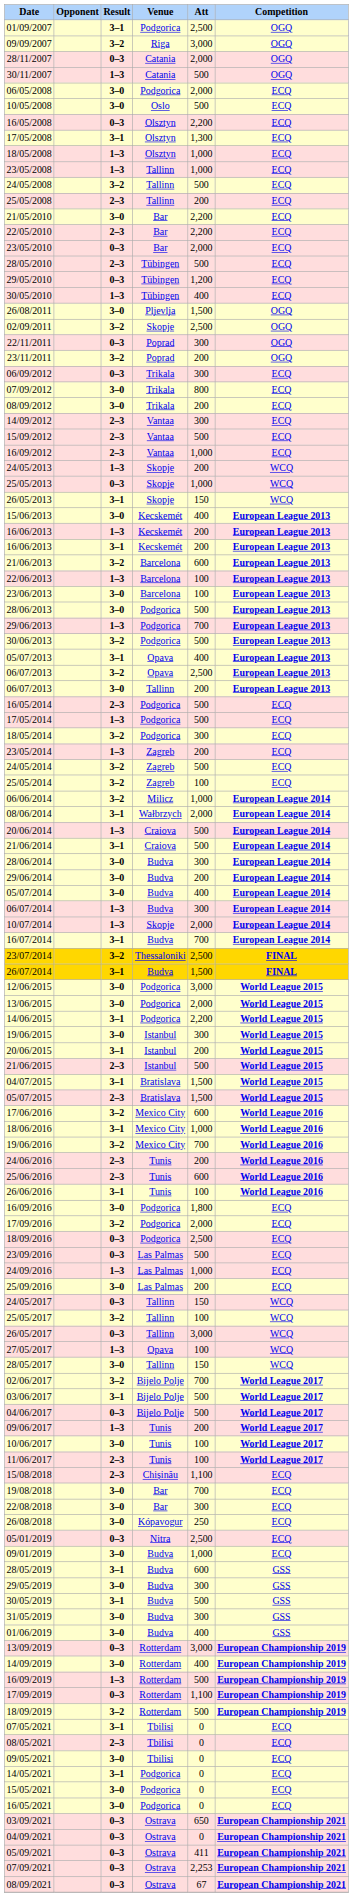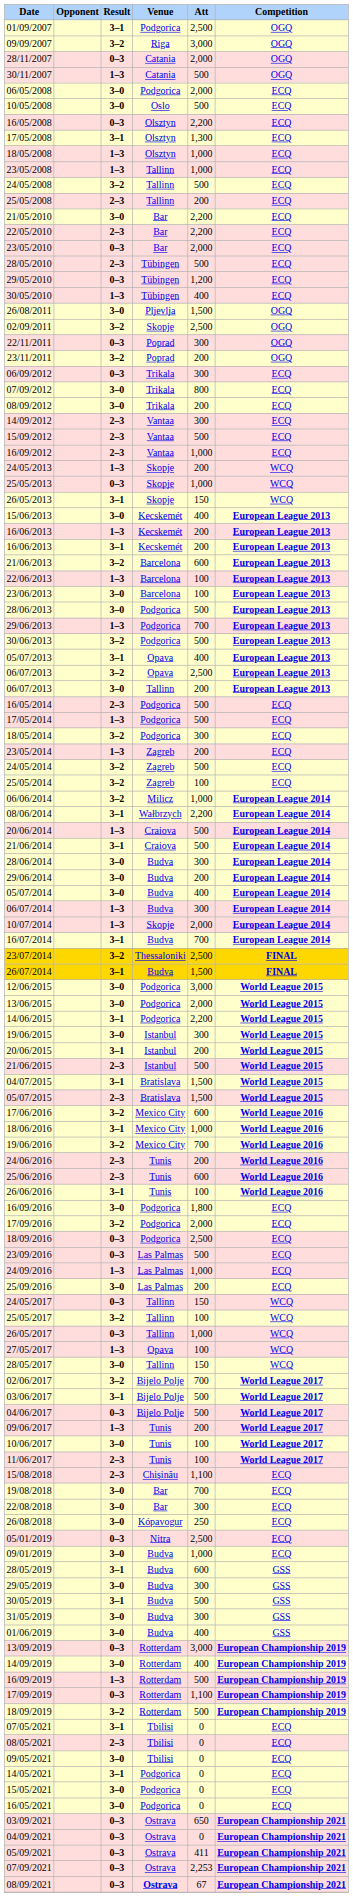(201, 814) 2,000 -> (201, 814) 2,200
(201, 1333) 3,000 -> (201, 1333) 1,000
(160, 1884) normal -> (160, 1884) bold
